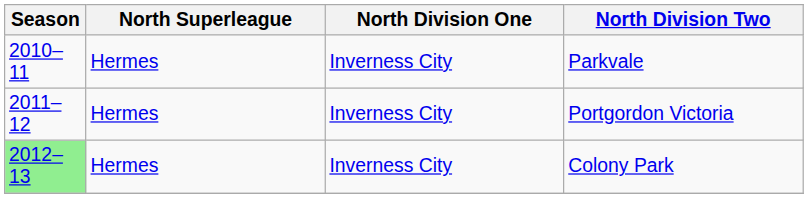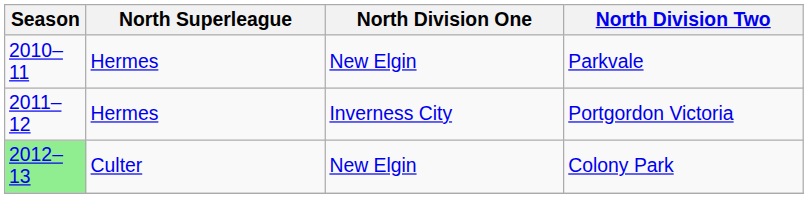(391, 61) Inverness City -> (373, 61) New Elgin
(124, 166) Hermes -> (116, 166) Culter
(391, 166) Inverness City -> (373, 166) New Elgin
